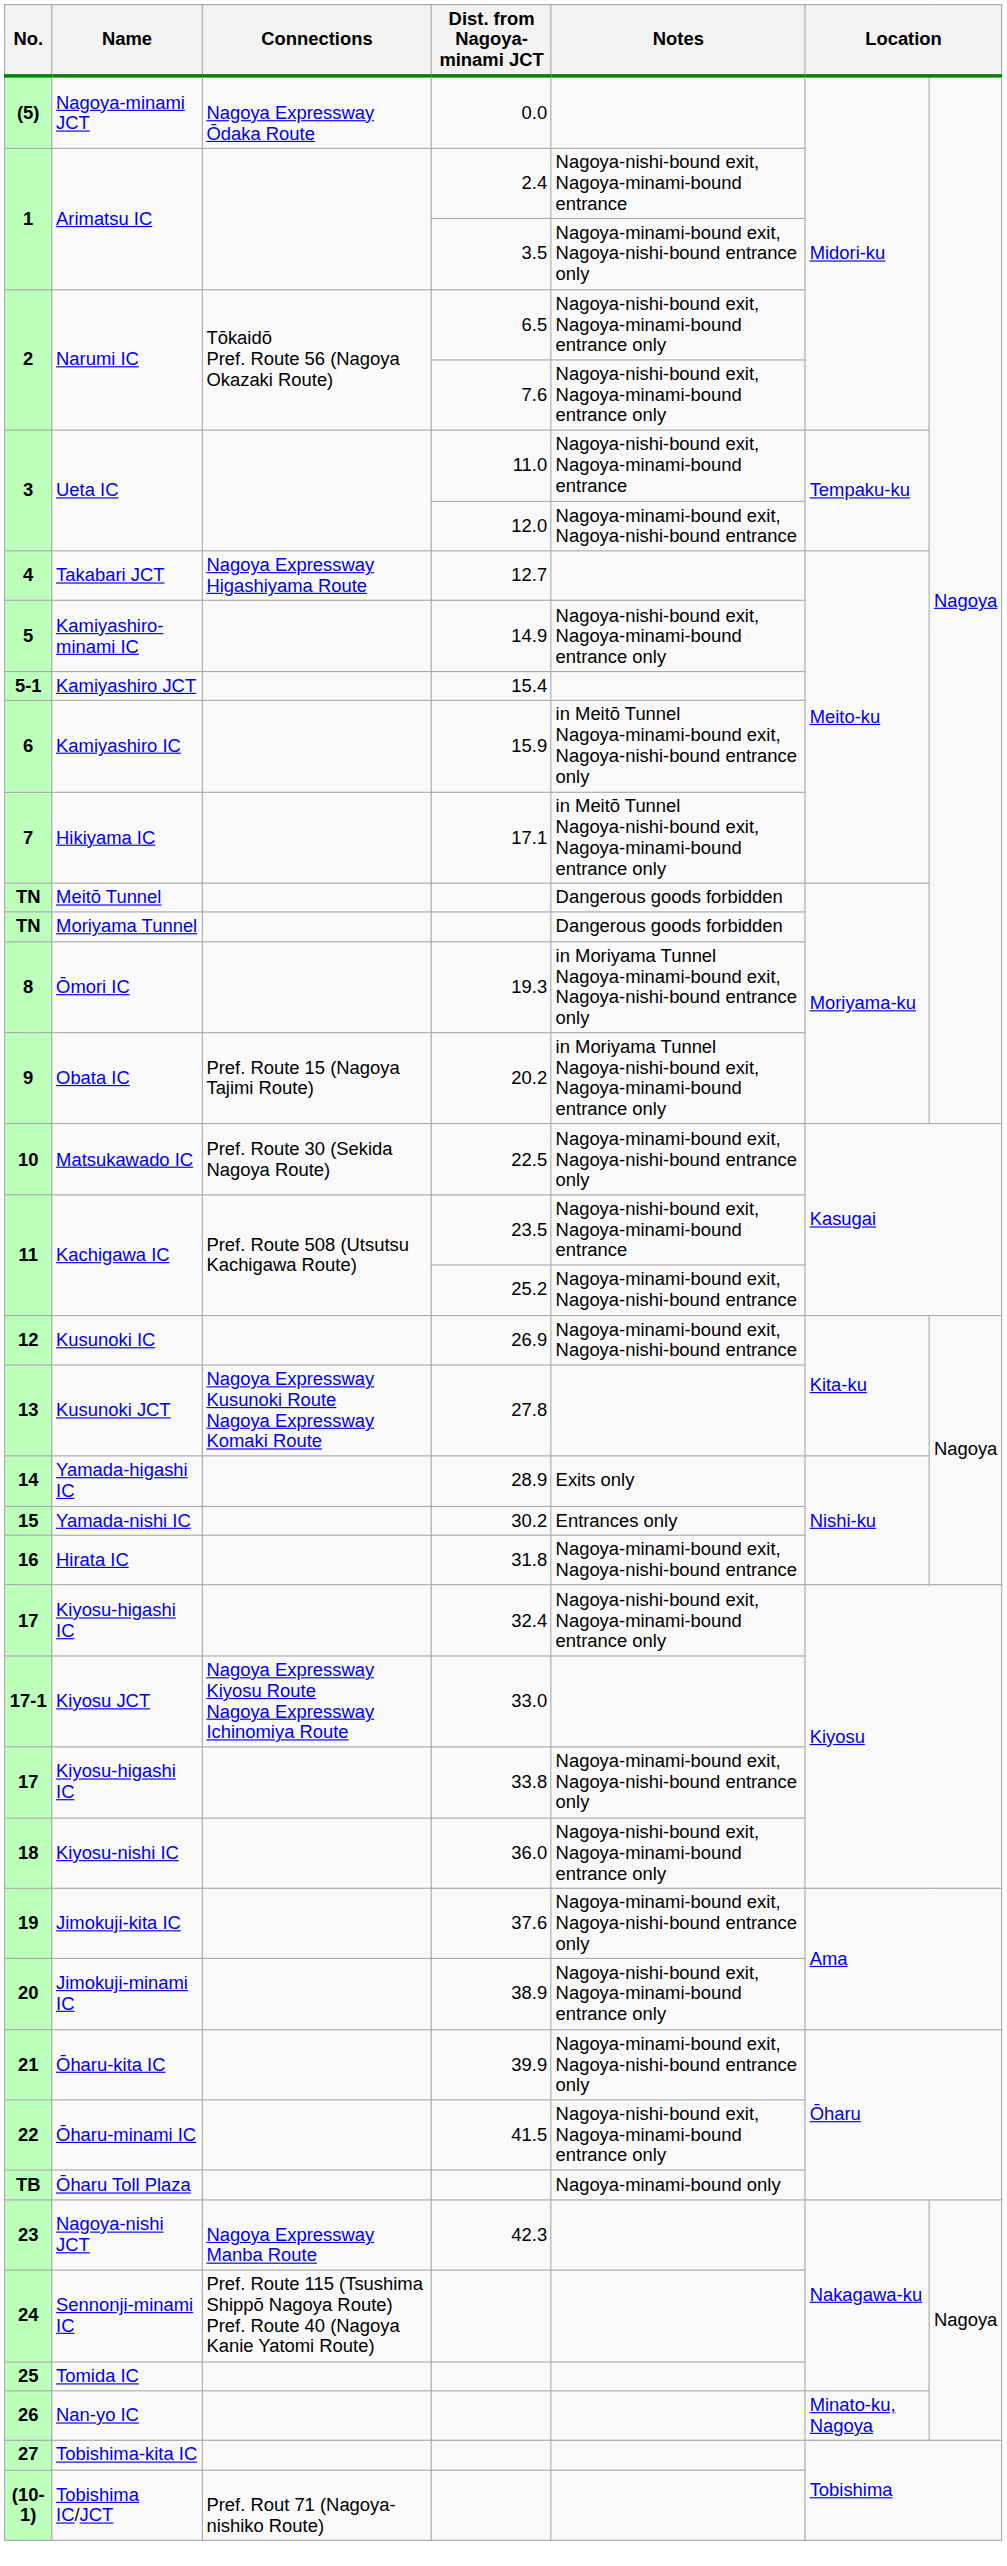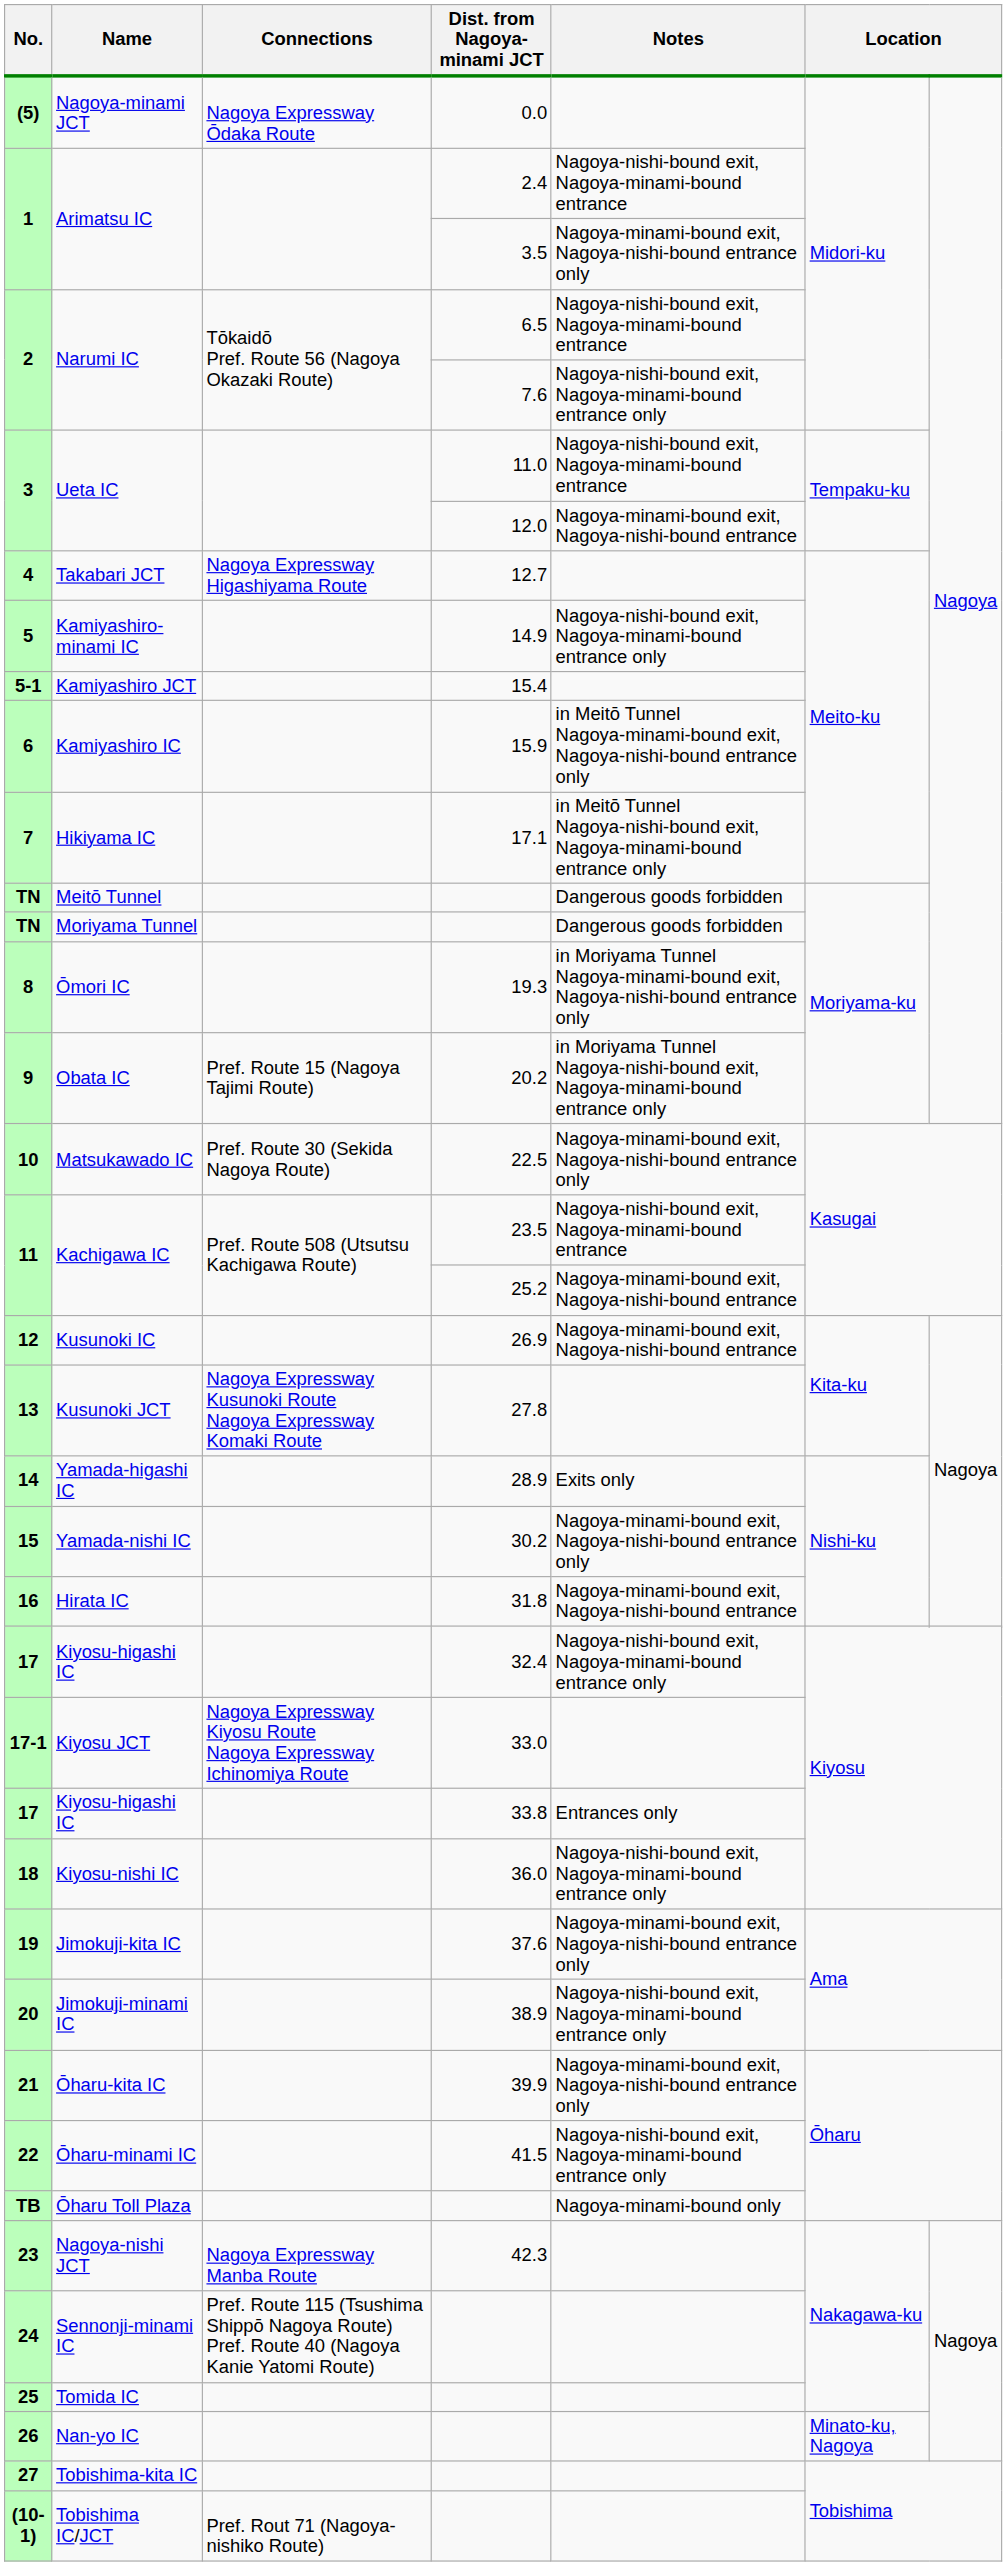(657, 324) Nagoya-nishi-bound exit, Nagoya-minami-bound entrance only -> (657, 324) Nagoya-nishi-bound exit, Nagoya-minami-bound entrance
(616, 1520) Entrances only -> (676, 1541) Nagoya-minami-bound exit, Nagoya-nishi-bound entrance only
(676, 1782) Nagoya-minami-bound exit, Nagoya-nishi-bound entrance only -> (616, 1813) Entrances only
